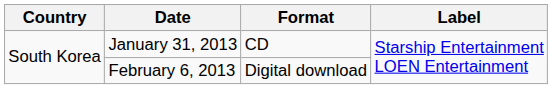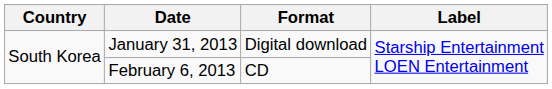(257, 44) CD -> (306, 44) Digital download
(306, 70) Digital download -> (257, 70) CD
